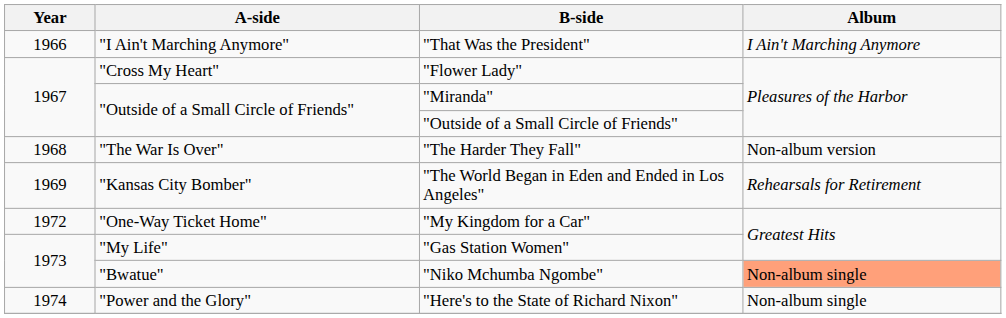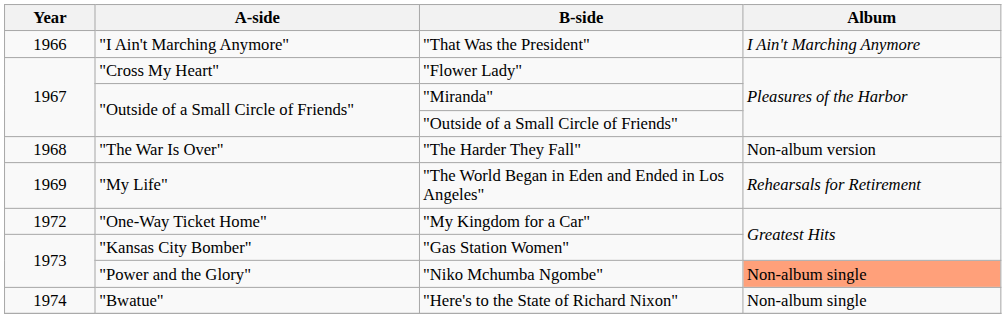(175, 185) "Kansas City Bomber" -> (134, 185) "My Life"
(134, 247) "My Life" -> (175, 247) "Kansas City Bomber"
(131, 273) "Bwatue" -> (175, 273) "Power and the Glory"
(175, 300) "Power and the Glory" -> (131, 300) "Bwatue"
